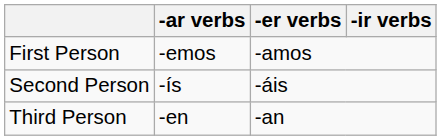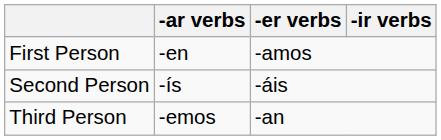(187, 53) -emos -> (174, 53) -en
(174, 118) -en -> (187, 118) -emos
